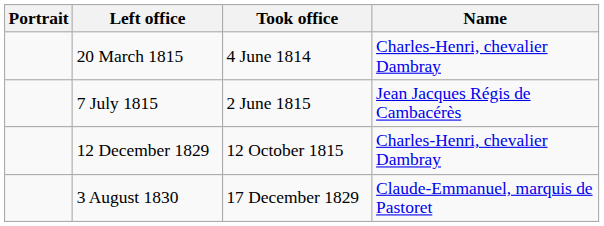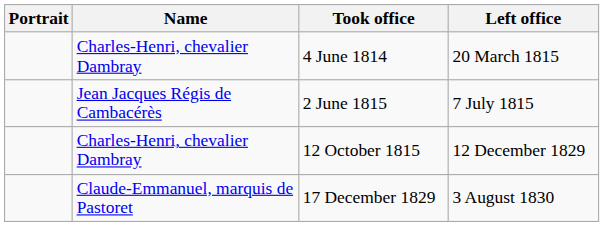columns swapped: (485, 18) <-> (147, 18)
